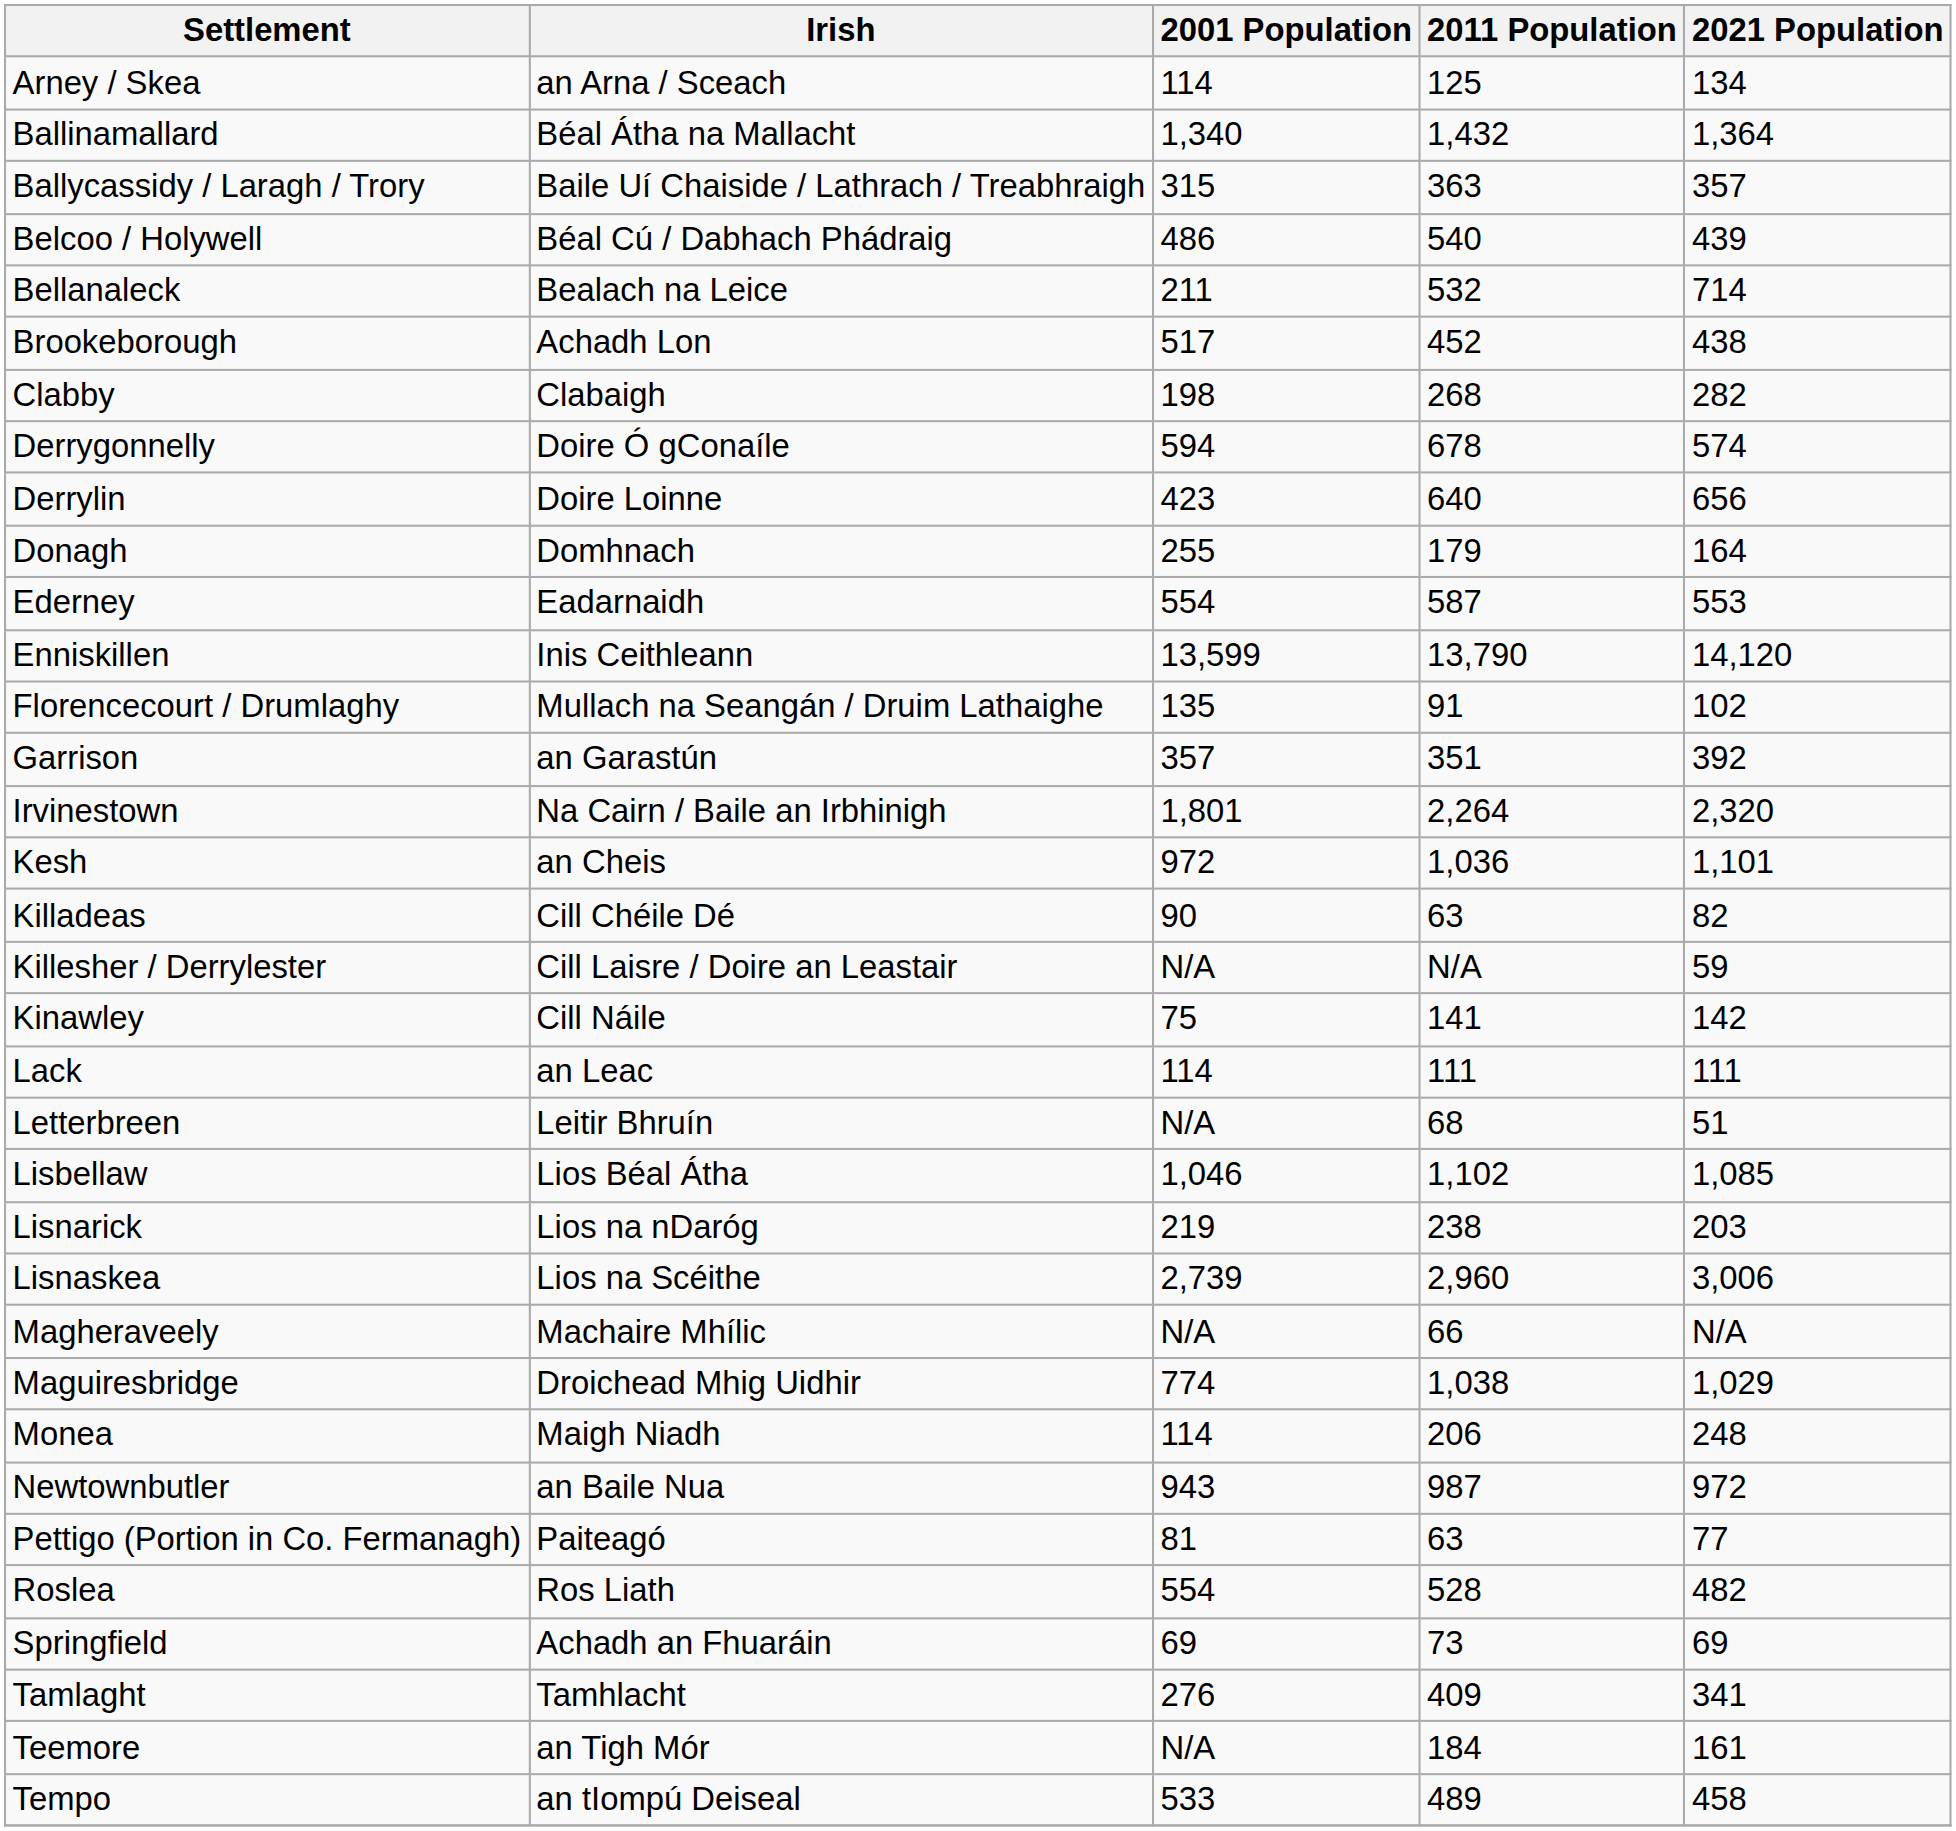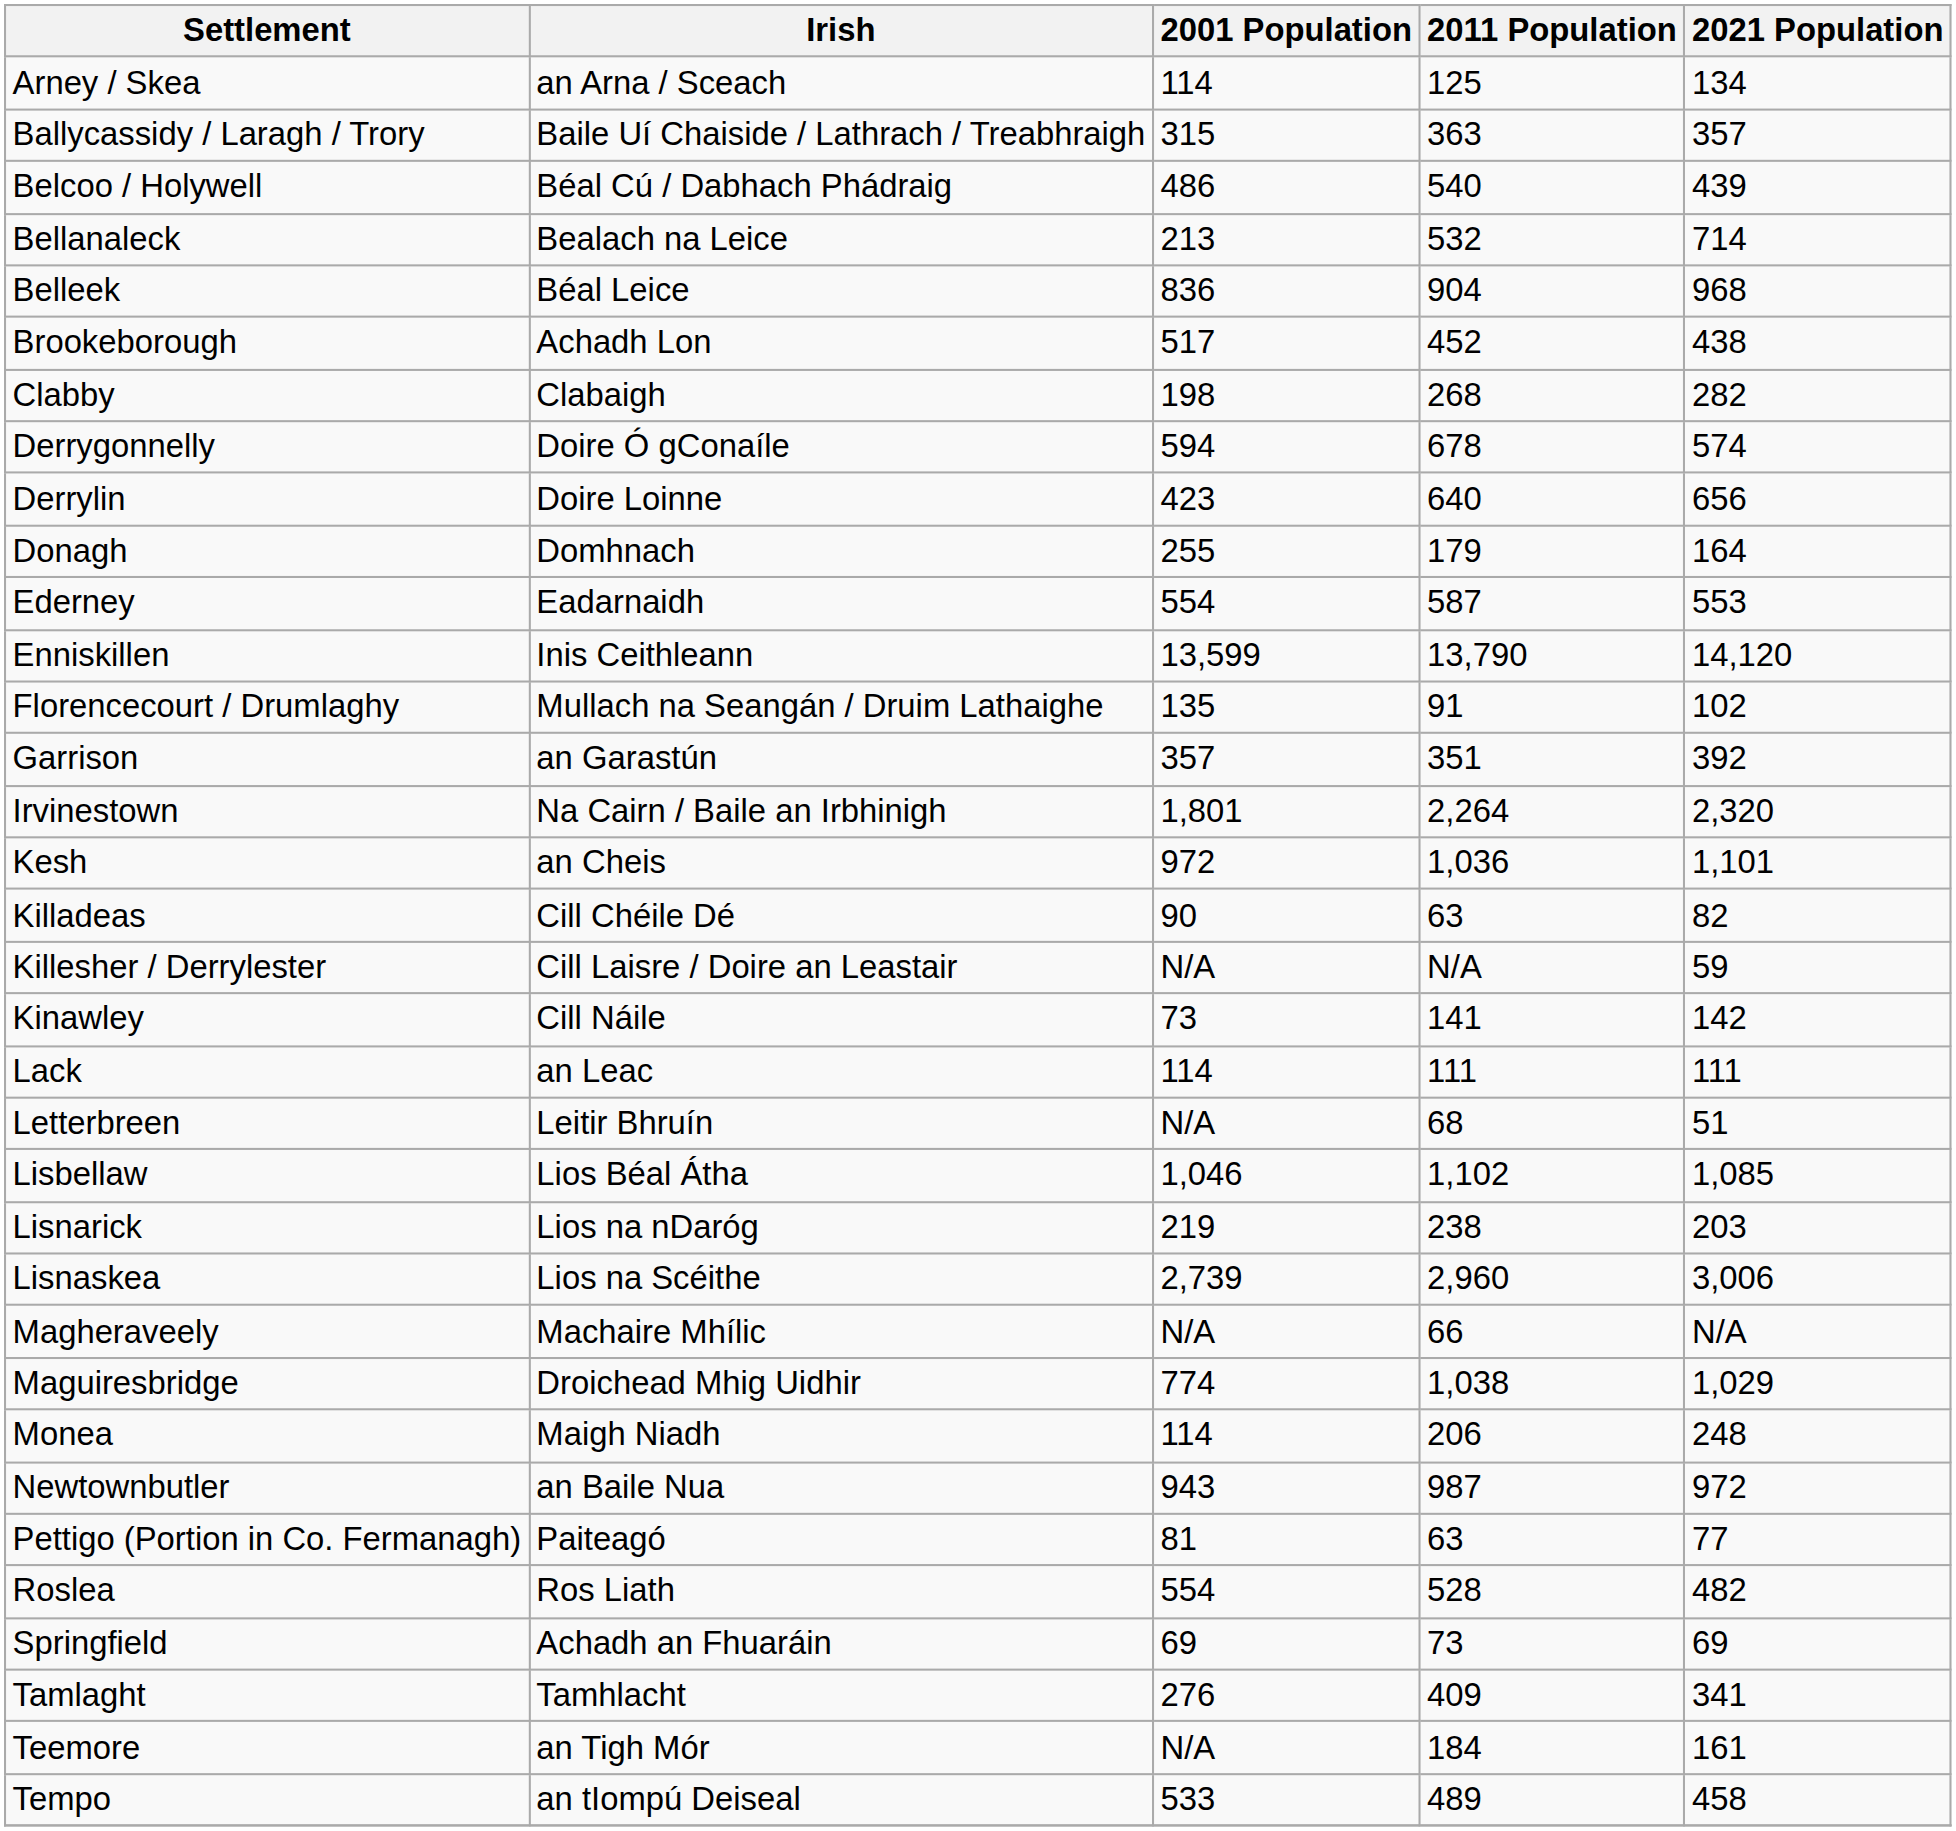- row: (116, 134)
(1187, 290) 211 -> (1188, 238) 213
+ row: (66, 290)
(1179, 1018) 75 -> (1179, 1018) 73
